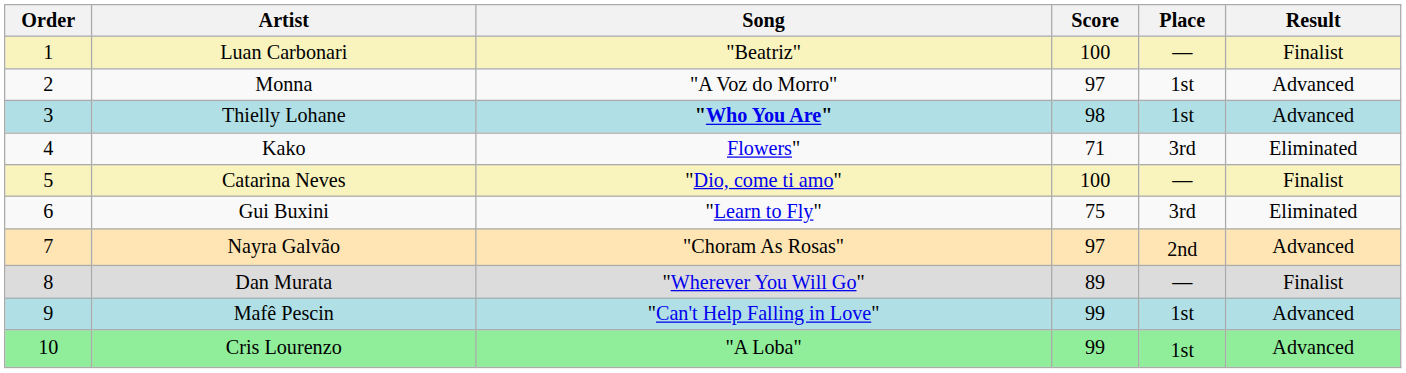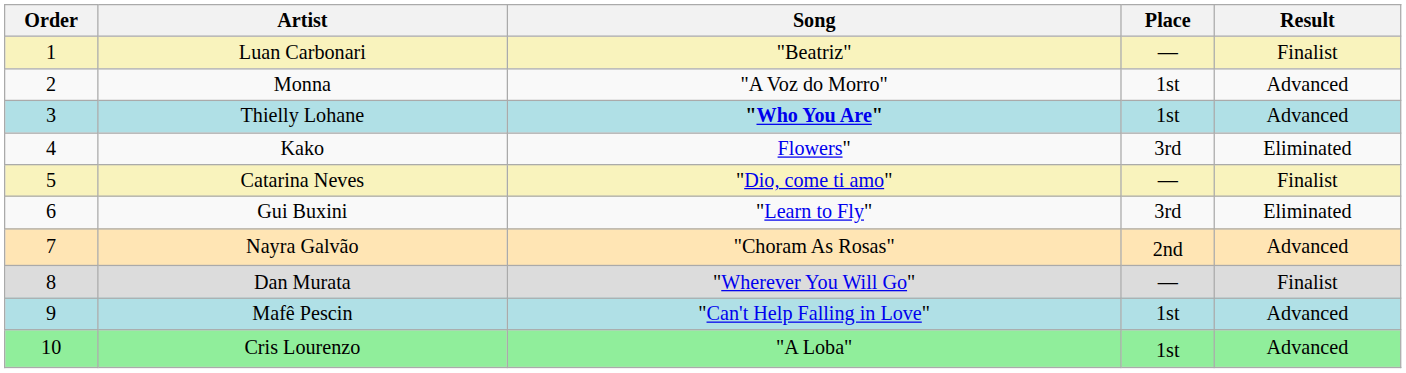- column: (1095, 20)
